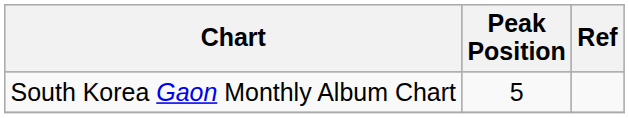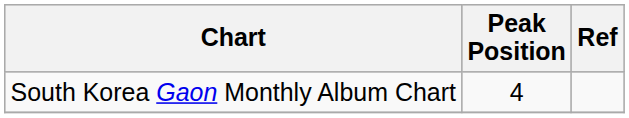(517, 91) 5 -> (517, 91) 4
